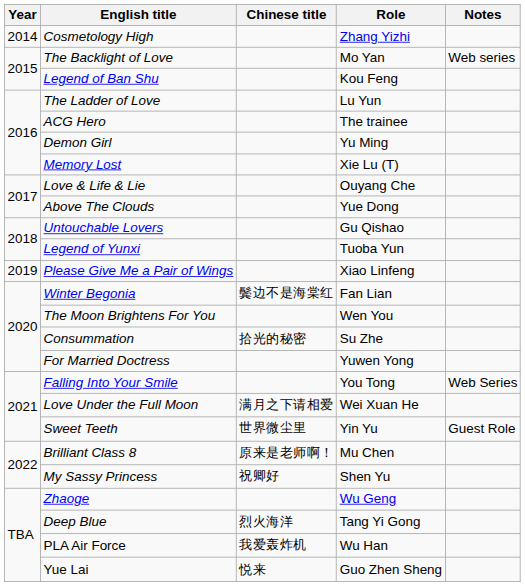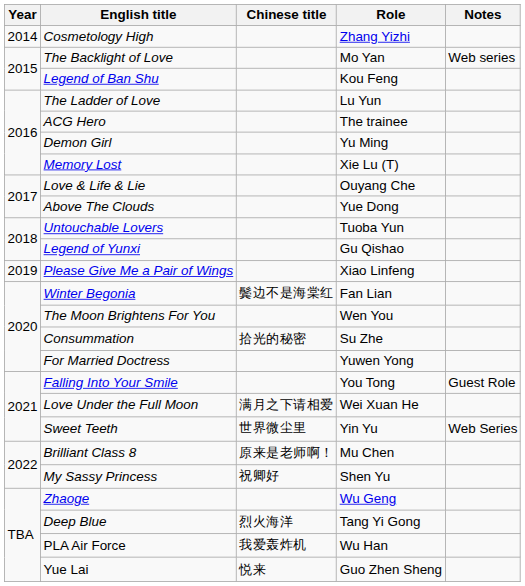(372, 228) Gu Qishao -> (372, 228) Tuoba Yun
(372, 249) Tuoba Yun -> (372, 249) Gu Qishao
(483, 382) Web Series -> (482, 382) Guest Role
(482, 428) Guest Role -> (483, 428) Web Series
